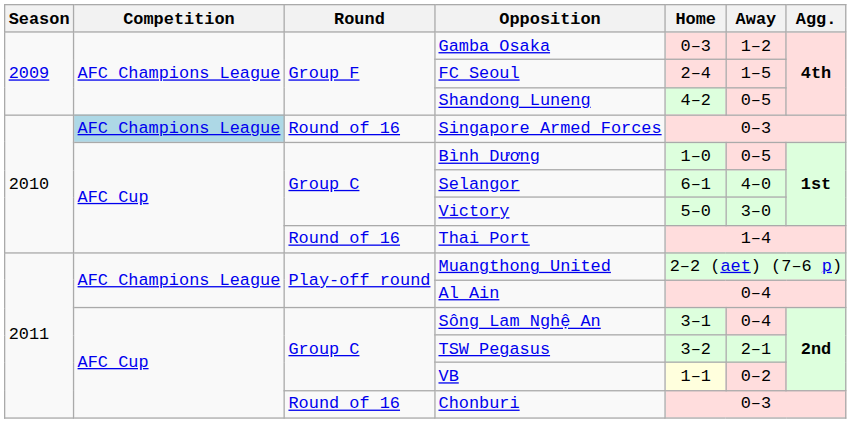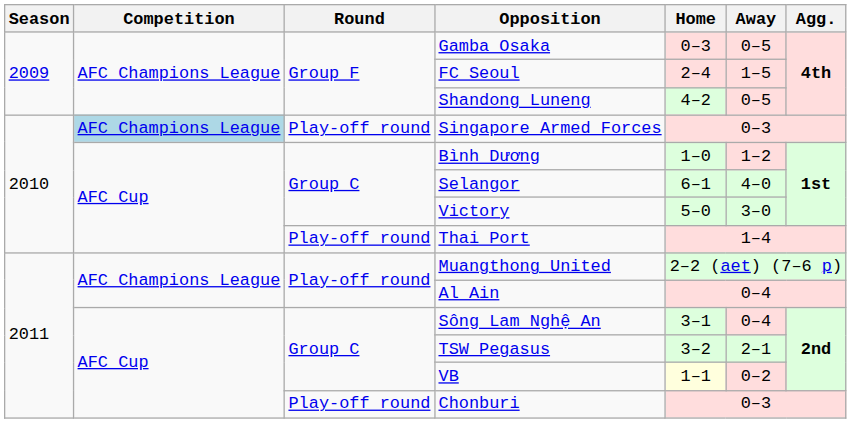(756, 46) 1–2 -> (756, 46) 0–5
(344, 129) Round of 16 -> (359, 129) Play-off round
(756, 156) 0–5 -> (756, 156) 1–2
(344, 239) Round of 16 -> (359, 239) Play-off round
(344, 404) Round of 16 -> (359, 404) Play-off round
